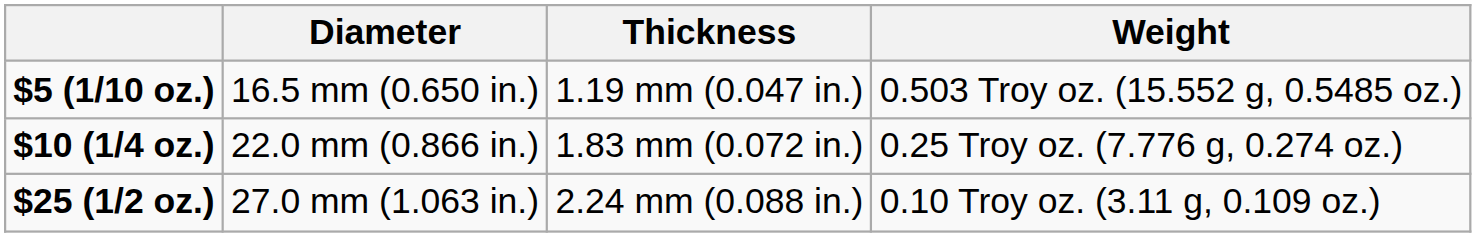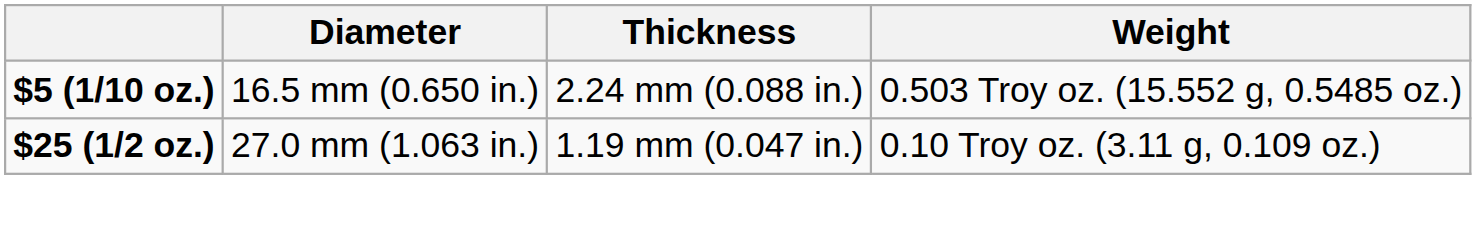(709, 88) 1.19 mm (0.047 in.) -> (709, 88) 2.24 mm (0.088 in.)
- row: (114, 145)
(709, 201) 2.24 mm (0.088 in.) -> (709, 145) 1.19 mm (0.047 in.)
